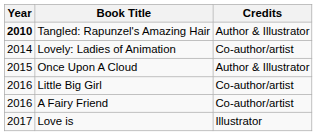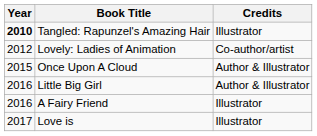(262, 31) Author & Illustrator -> (239, 31) Illustrator
(20, 49) 2014 -> (20, 49) 2012
(255, 85) Co-author/artist -> (262, 85) Author & Illustrator
(255, 103) Co-author/artist -> (239, 103) Illustrator
